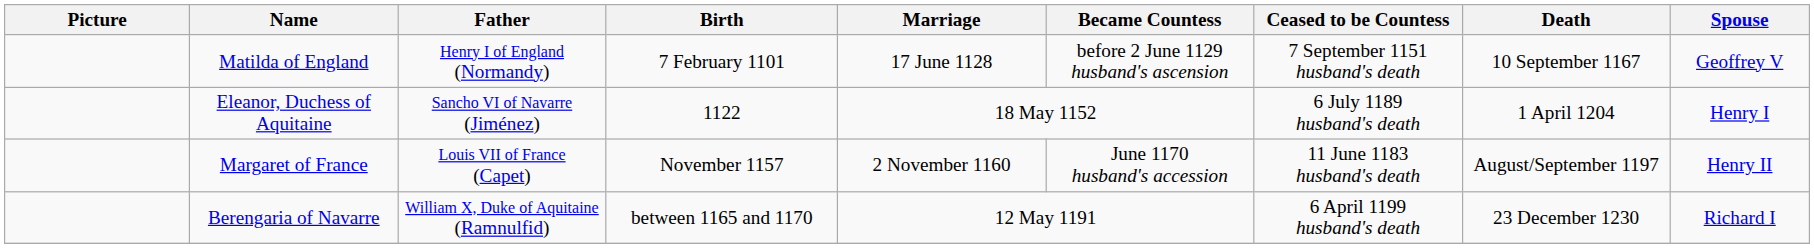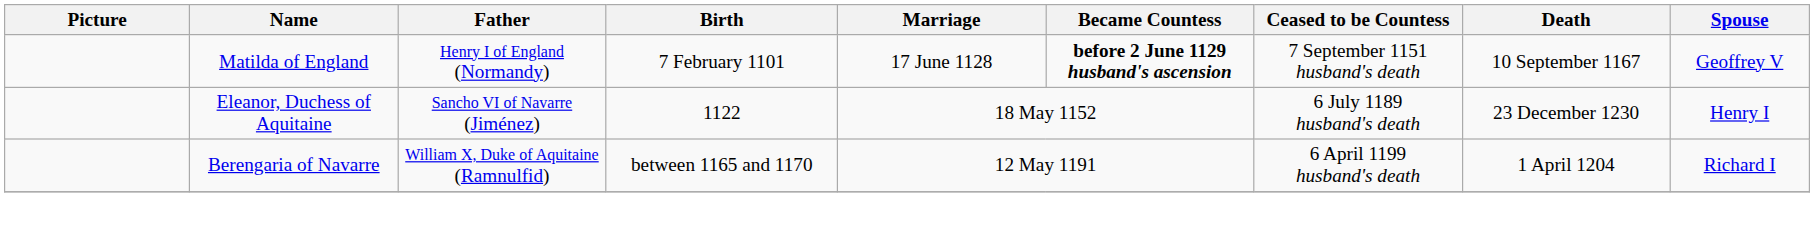(1150, 60) normal -> (1150, 60) bold
(1566, 113) 1 April 1204 -> (1566, 113) 23 December 1230
- row: (294, 165)
(1566, 217) 23 December 1230 -> (1566, 165) 1 April 1204
